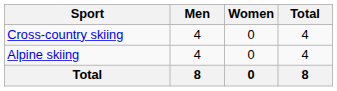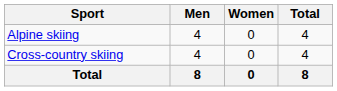rows swapped: (43, 55) <-> (65, 34)
